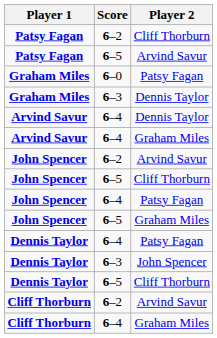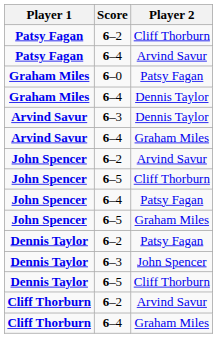(112, 55) 6–5 -> (112, 55) 6–4
(112, 96) 6–3 -> (112, 96) 6–4
(112, 117) 6–4 -> (112, 117) 6–3
(112, 240) 6–4 -> (112, 240) 6–2
